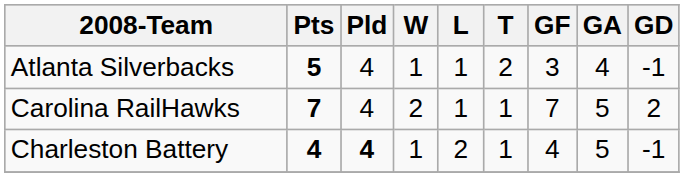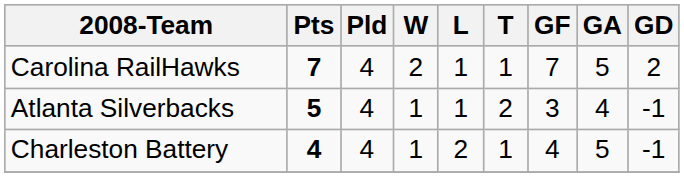rows swapped: (125, 108) <-> (122, 66)
(367, 150) bold -> (367, 150) normal
